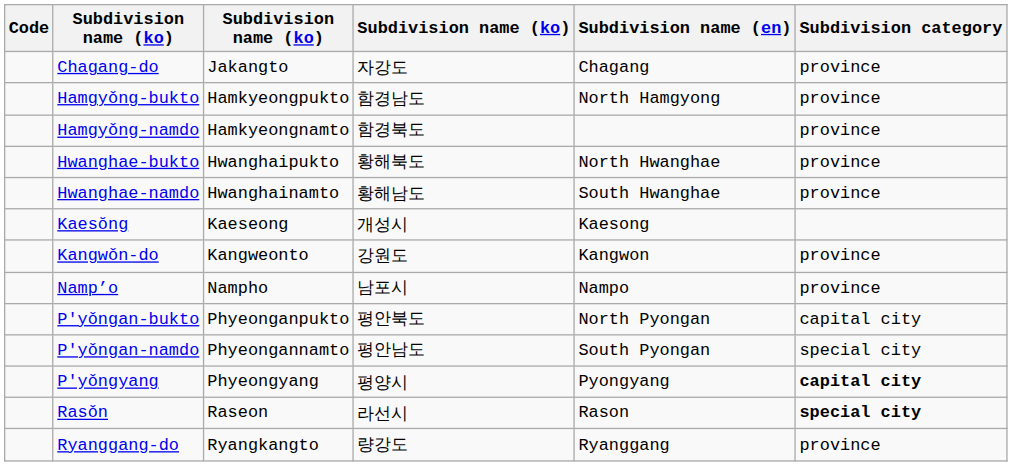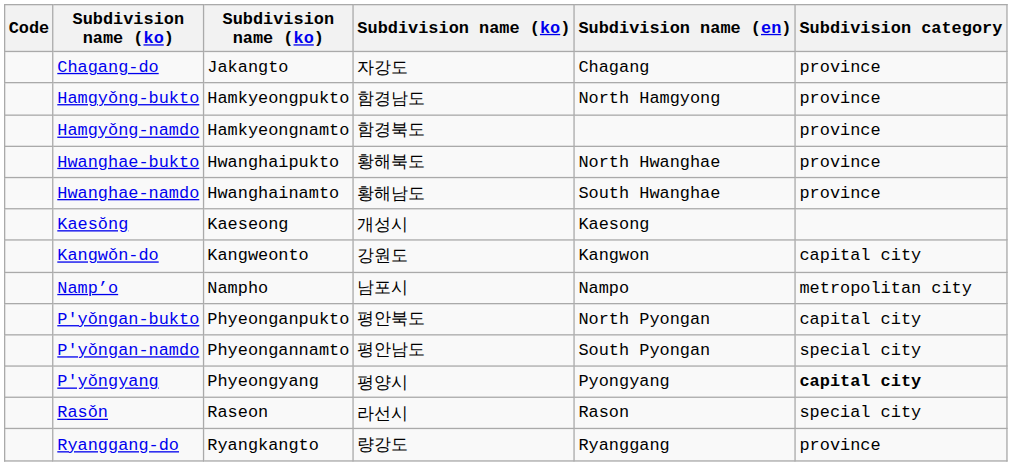(840, 256) province -> (860, 256) capital city
(840, 288) province -> (886, 288) metropolitan city
(860, 413) bold -> (860, 413) normal
